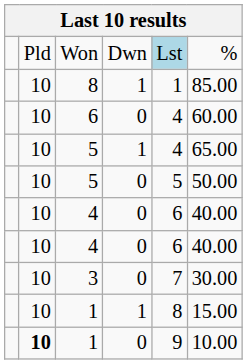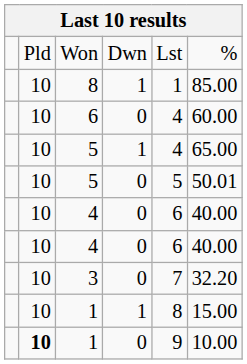(169, 52) lightblue background -> (169, 52) no background
(215, 181) 50.00 -> (215, 181) 50.01
(215, 278) 30.00 -> (215, 278) 32.20
